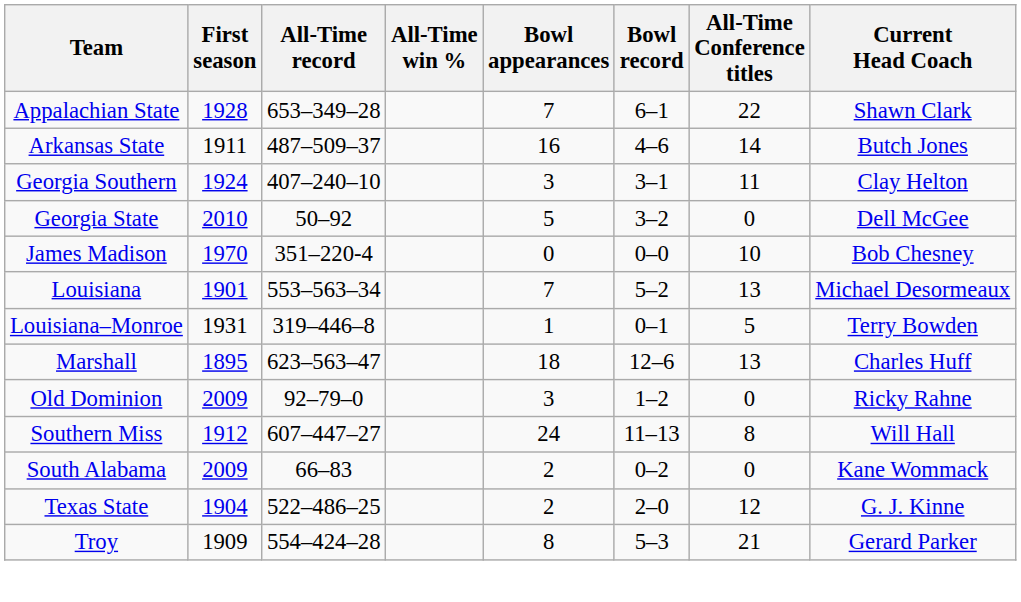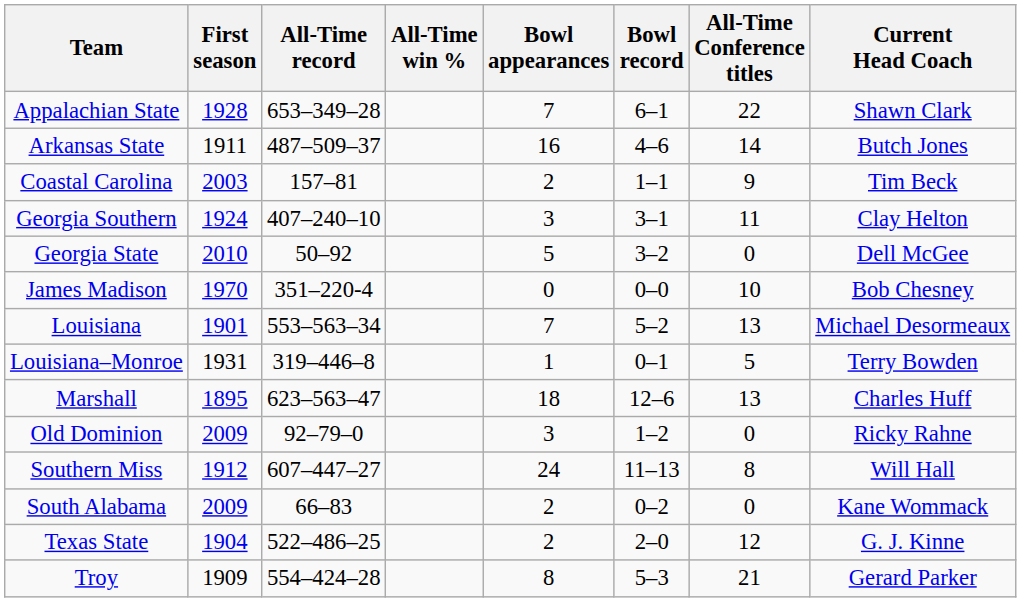+ row: (96, 181)
